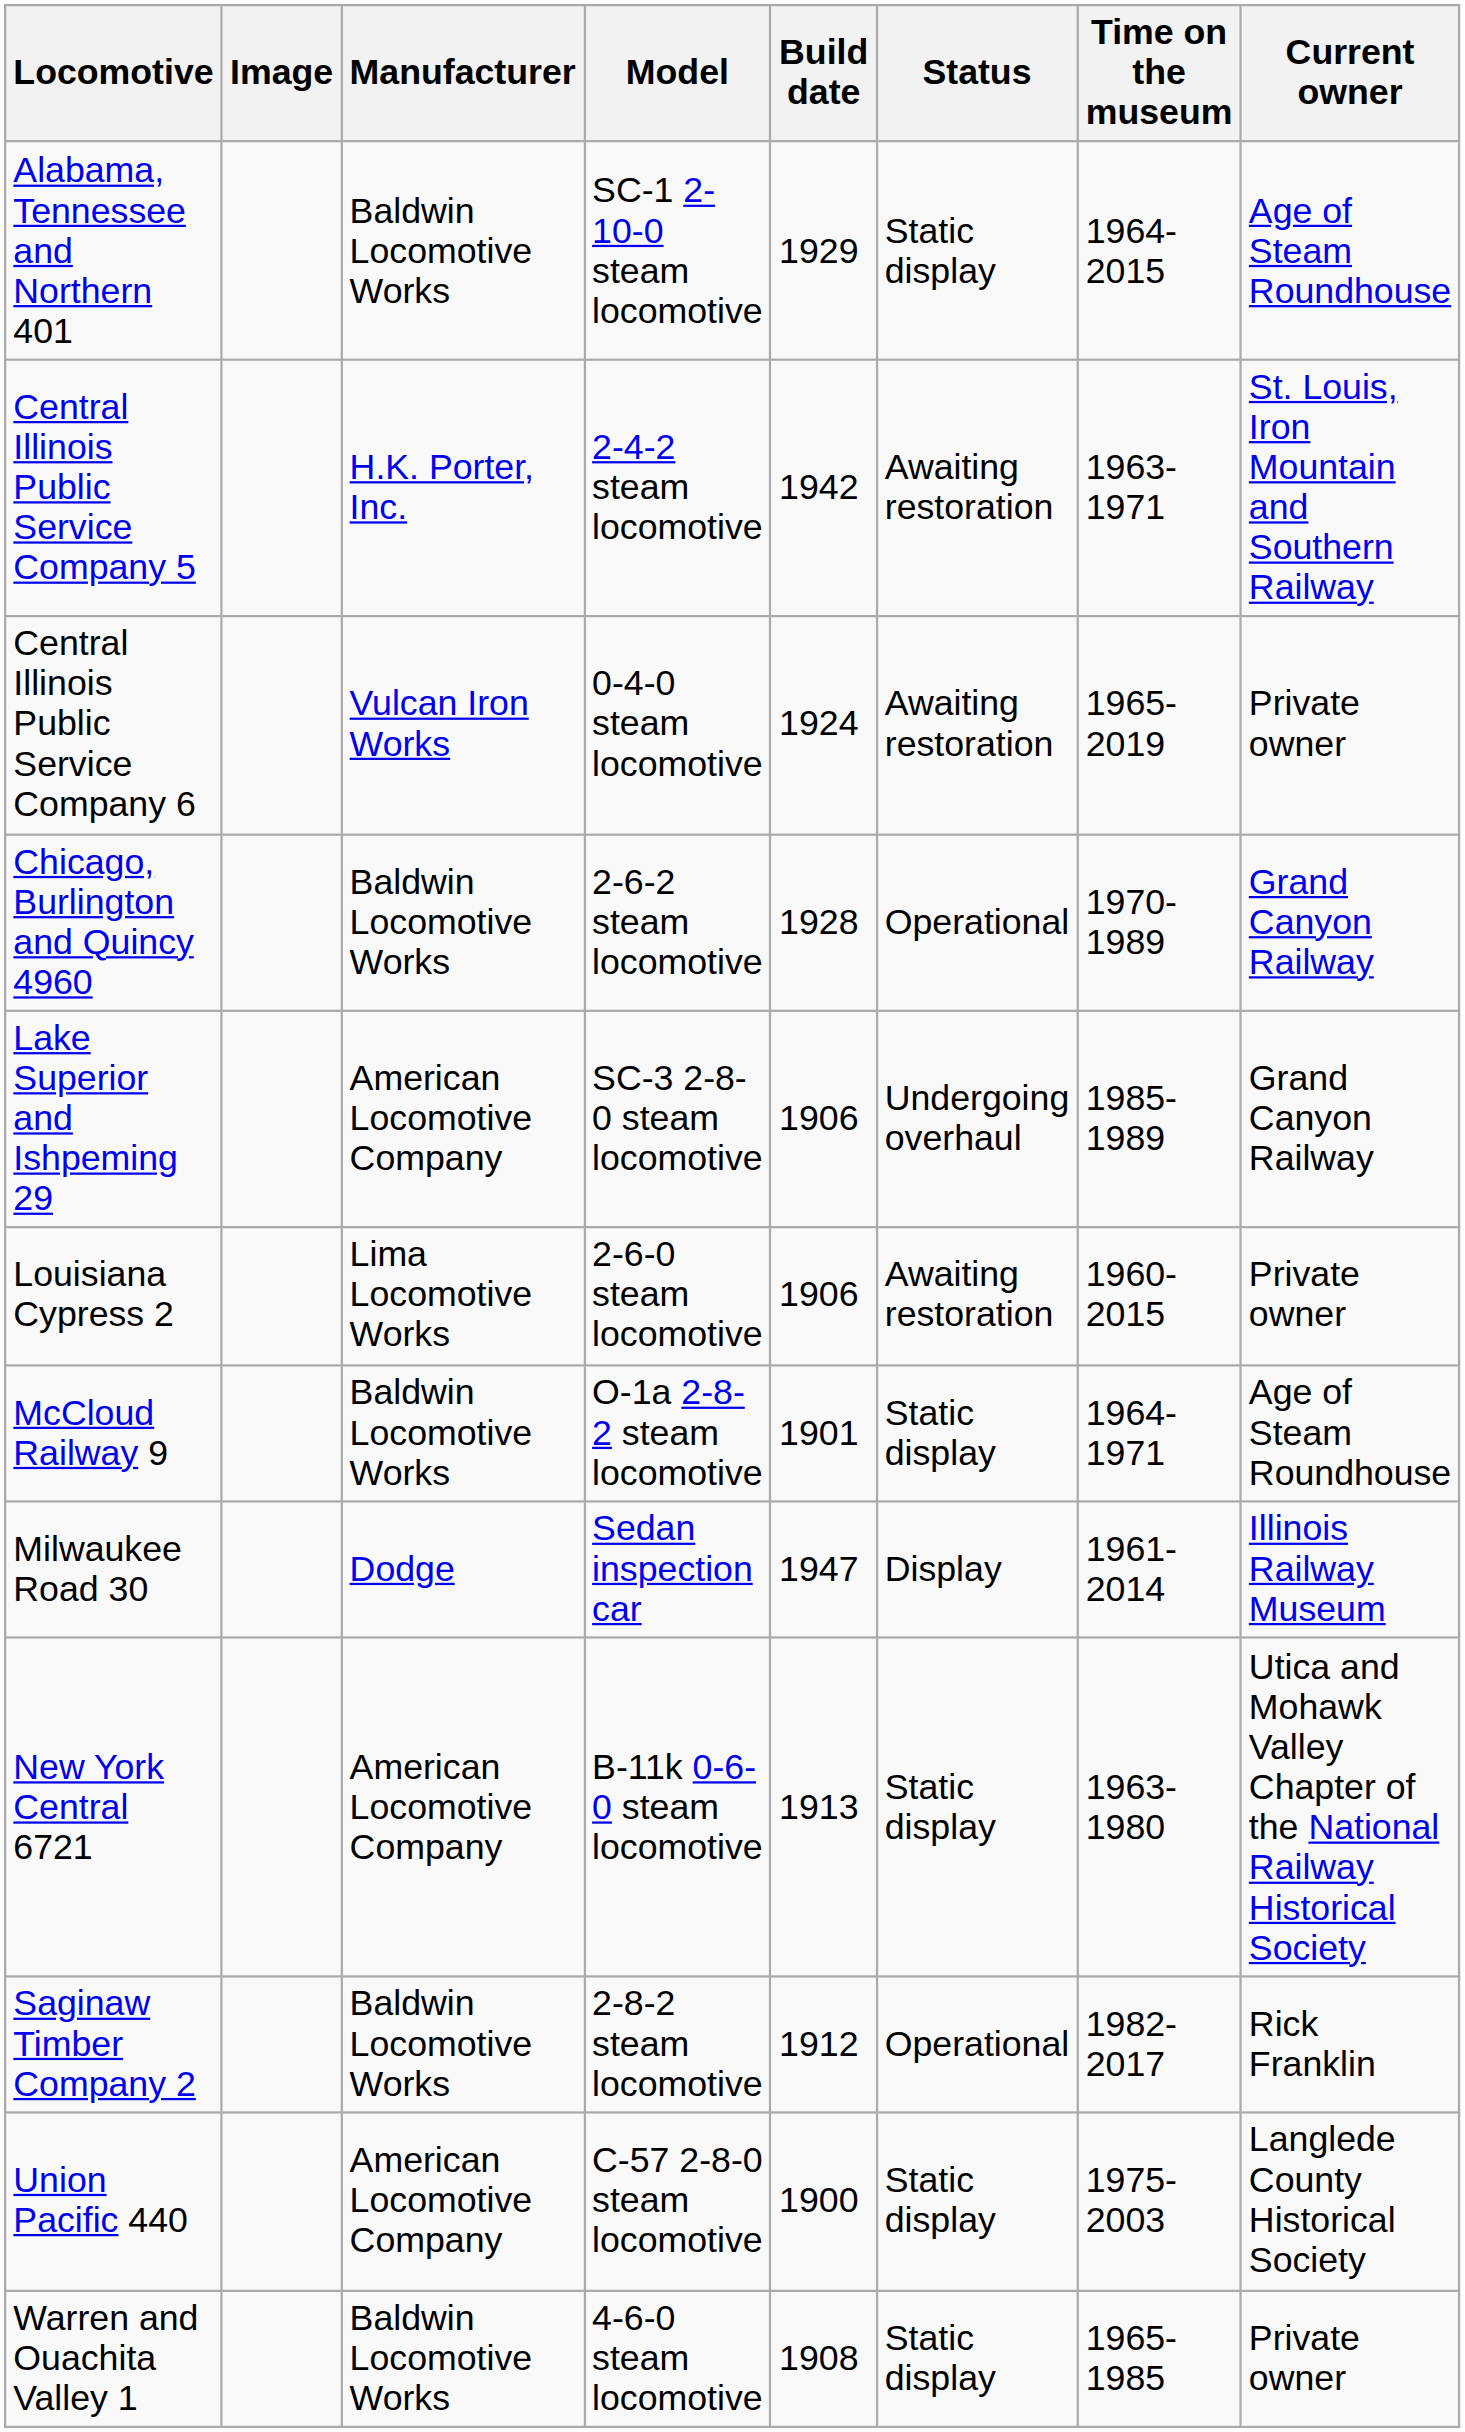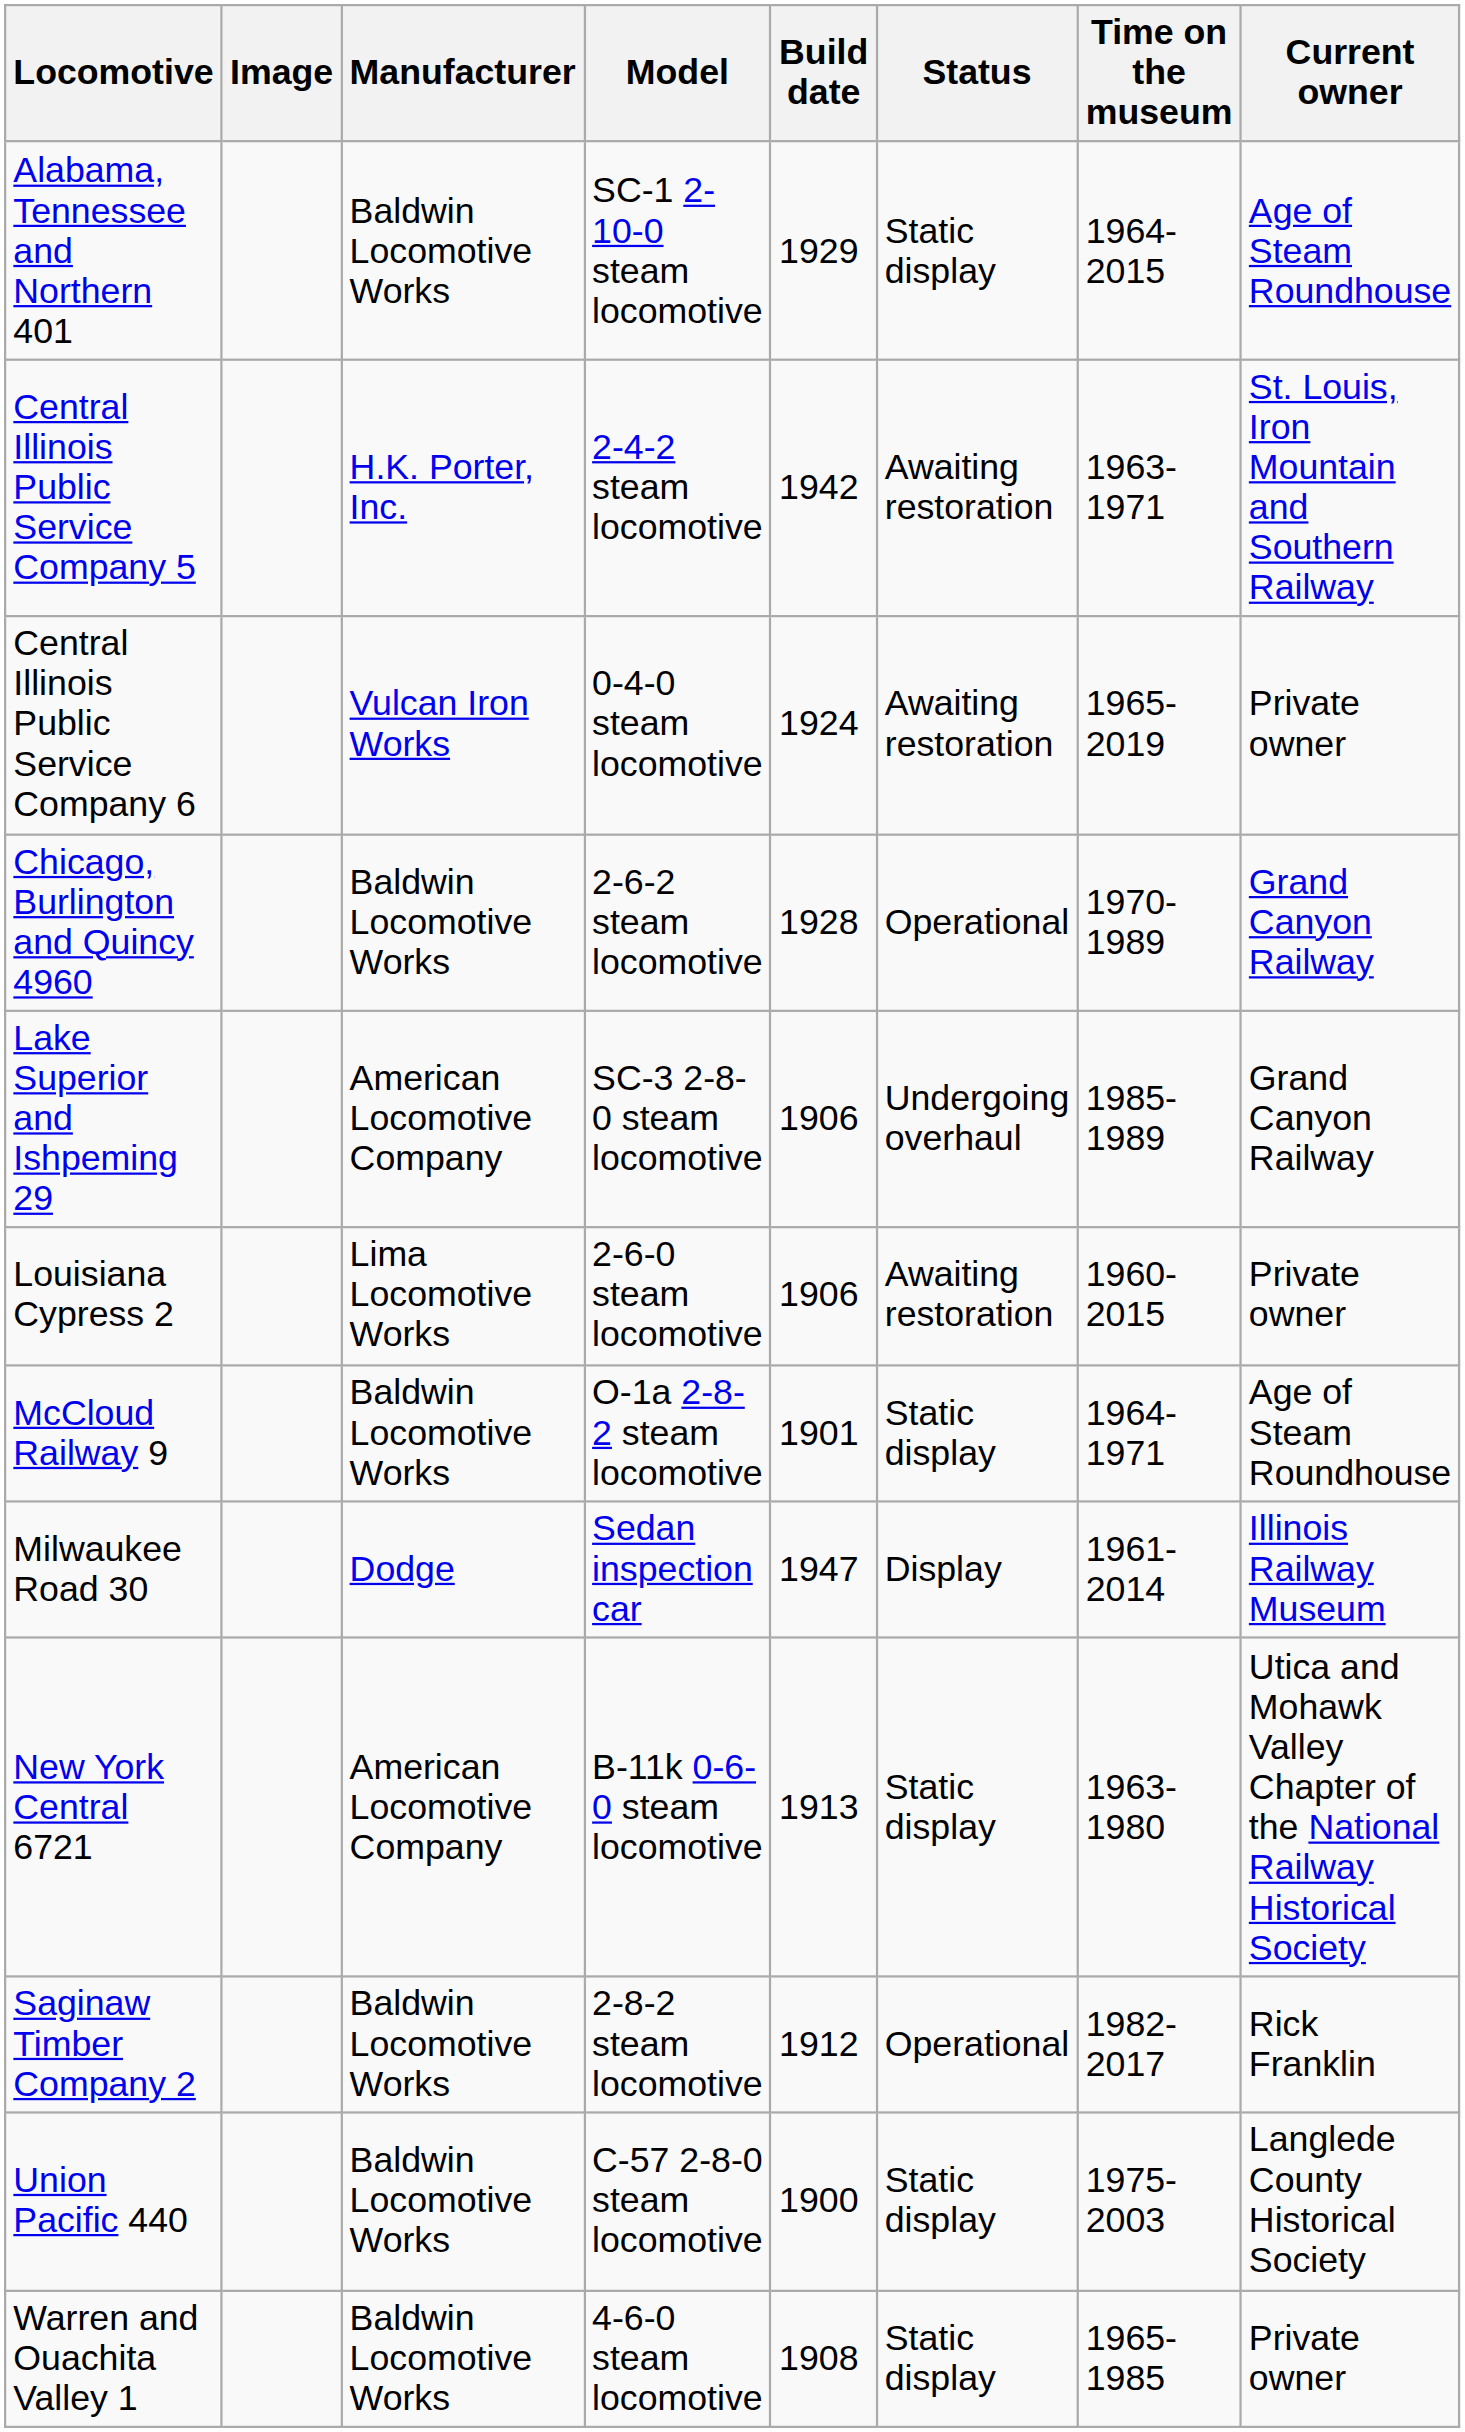(441, 2200) American Locomotive Company -> (441, 2200) Baldwin Locomotive Works
